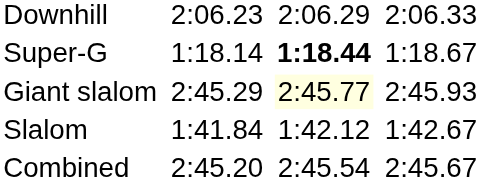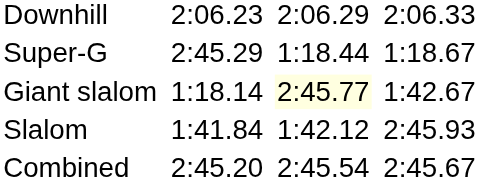(217, 53) 1:18.14 -> (217, 53) 2:45.29
(324, 53) bold -> (323, 53) normal
(217, 91) 2:45.29 -> (217, 91) 1:18.14
(431, 91) 2:45.93 -> (429, 91) 1:42.67
(431, 129) 1:42.67 -> (429, 129) 2:45.93
